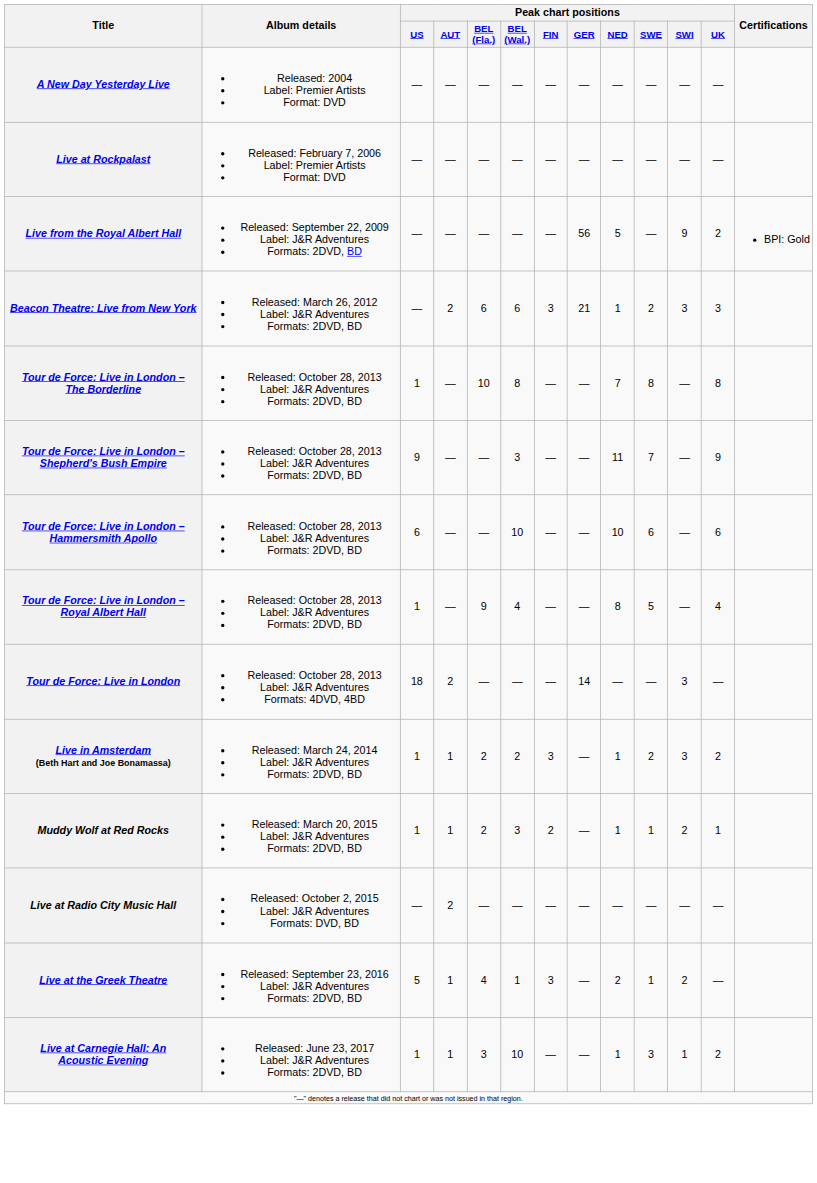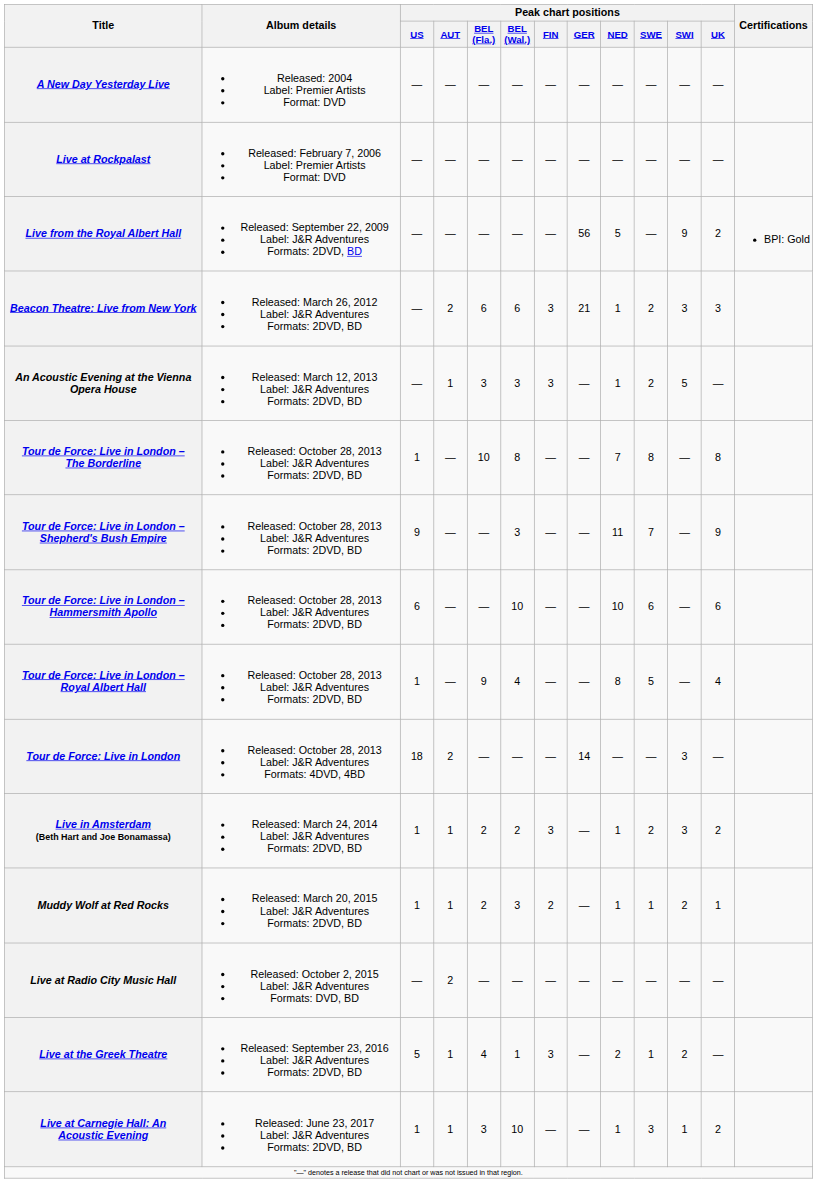+ row: (103, 383)
